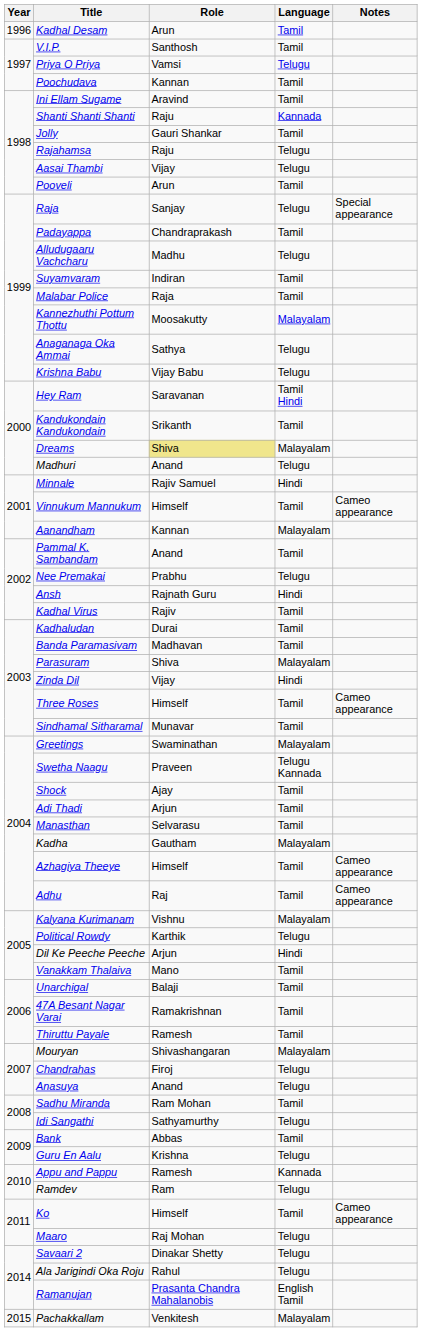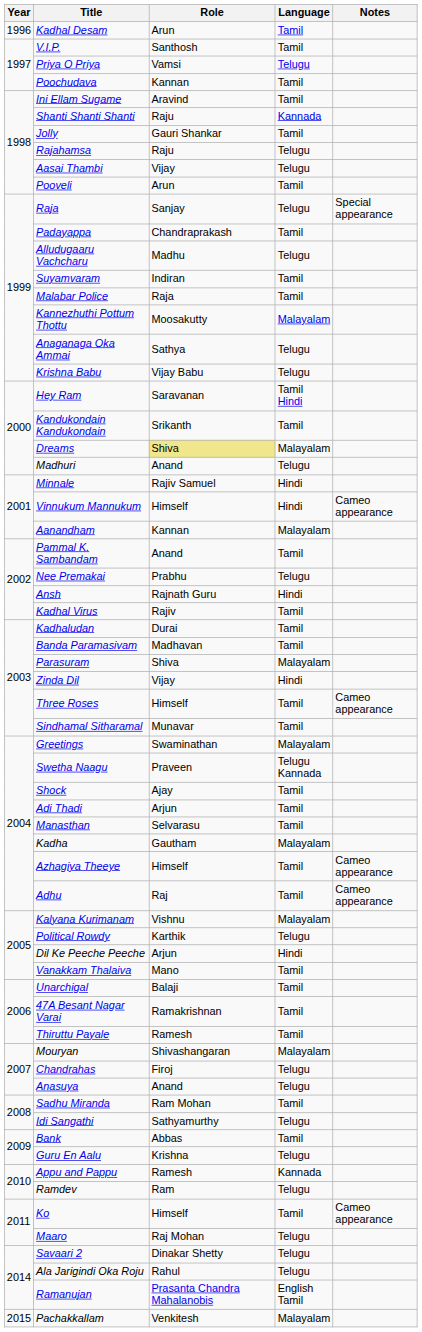(290, 506) Tamil -> (290, 506) Hindi
